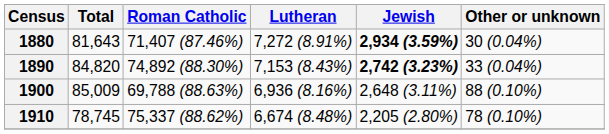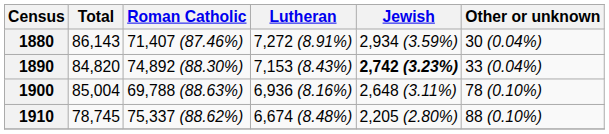(96, 41) 81,643 -> (96, 41) 86,143
(409, 41) bold -> (409, 41) normal
(96, 91) 85,009 -> (96, 91) 85,004
(504, 91) 88 (0.10%) -> (504, 91) 78 (0.10%)
(504, 116) 78 (0.10%) -> (504, 116) 88 (0.10%)
